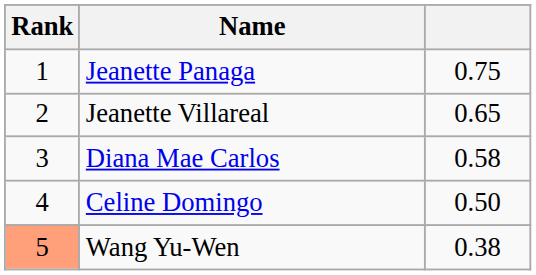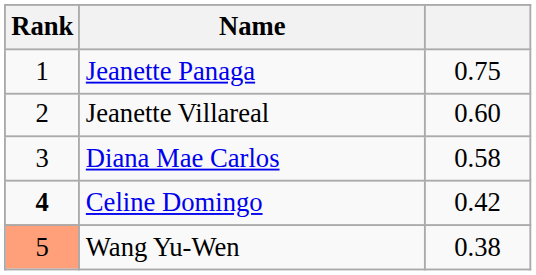(478, 114) 0.65 -> (478, 114) 0.60
(42, 202) normal -> (42, 202) bold
(478, 202) 0.50 -> (478, 202) 0.42
